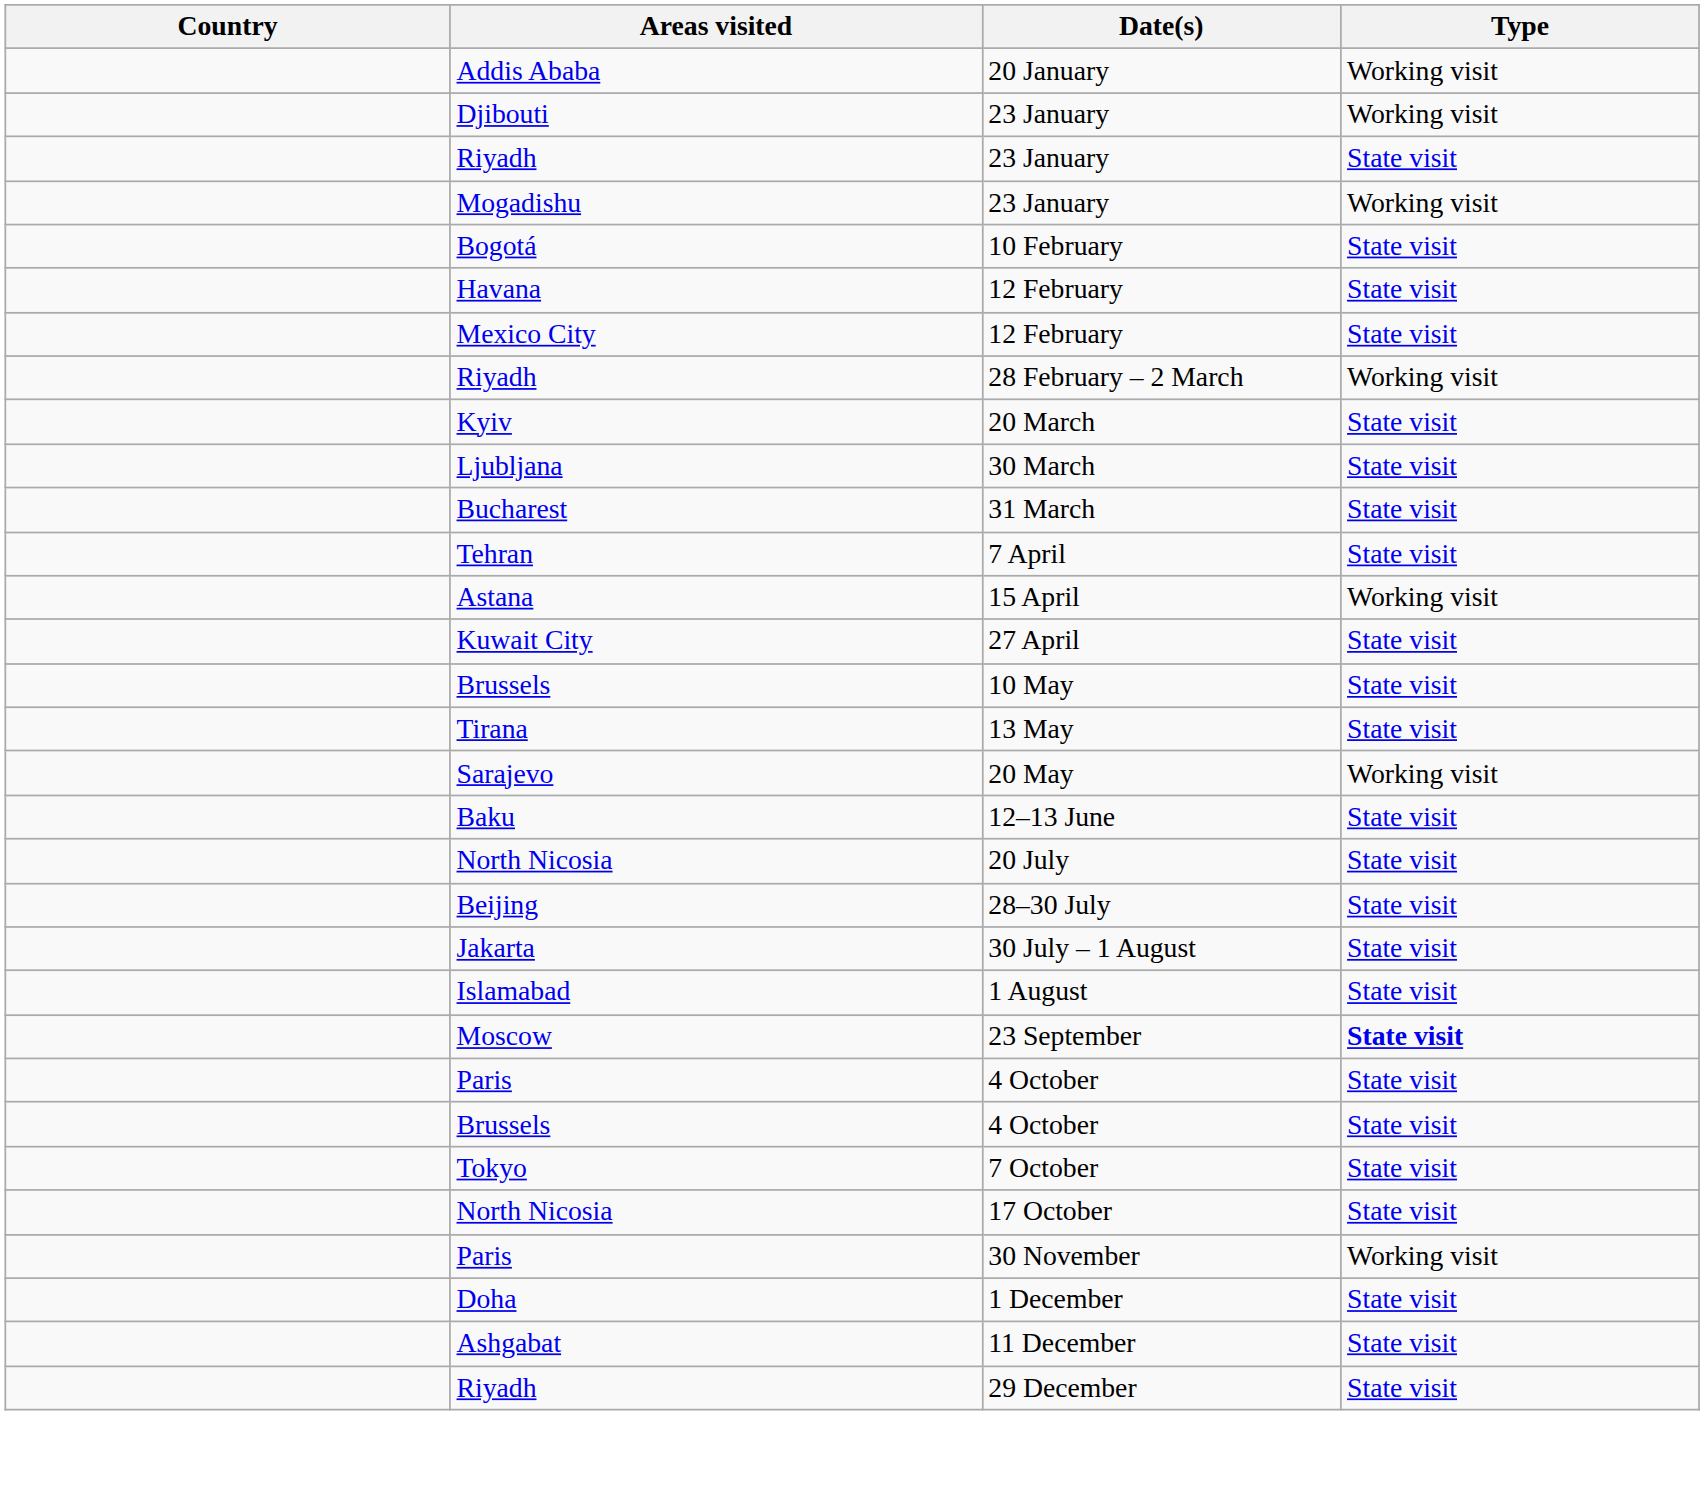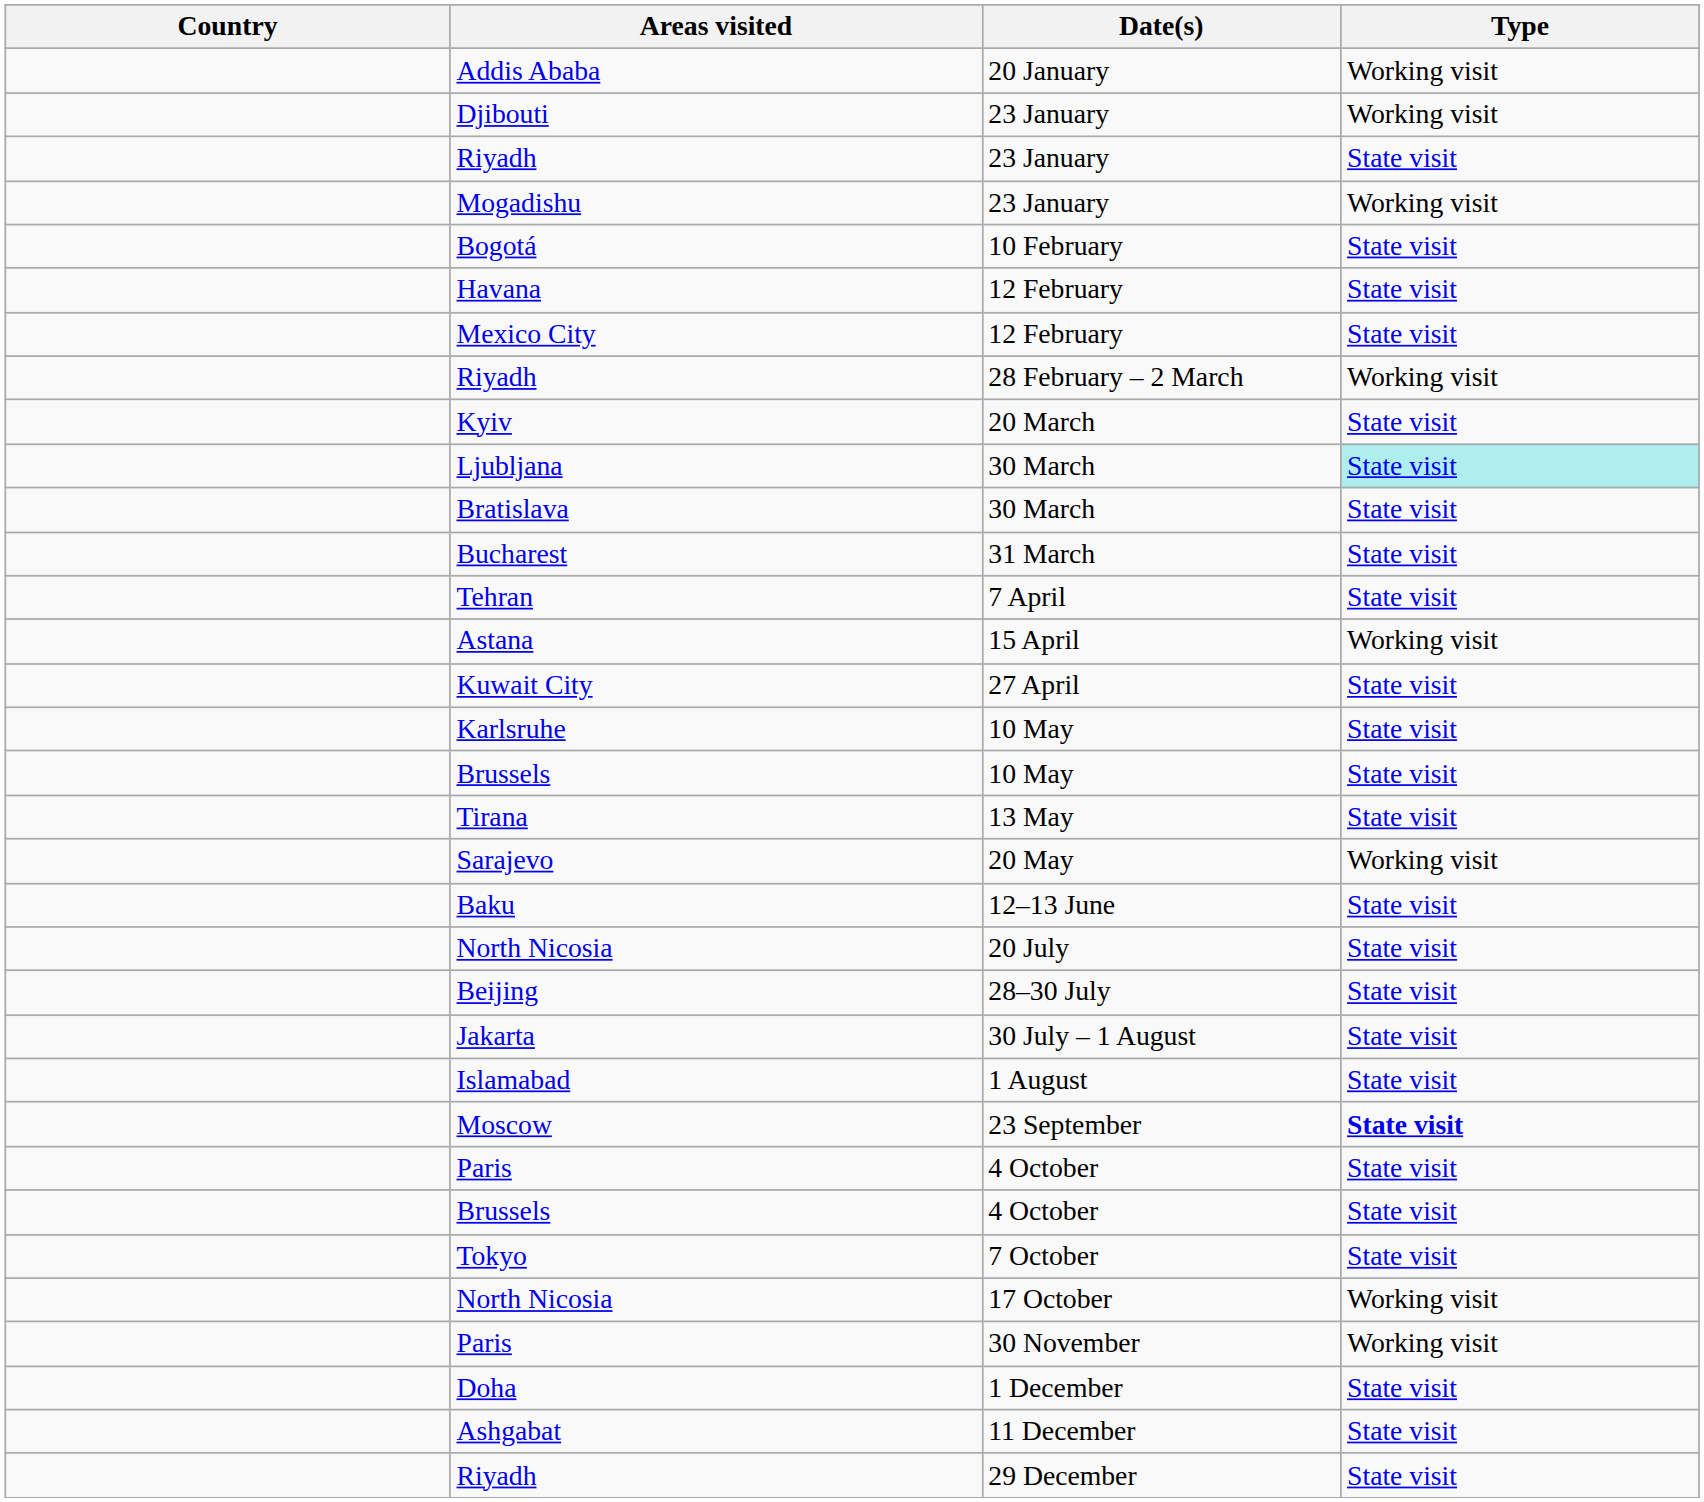(1402, 465) no background -> (1402, 465) paleturquoise background
+ row: (513, 509)
+ row: (511, 728)
(1402, 1211) State visit -> (1422, 1299) Working visit
